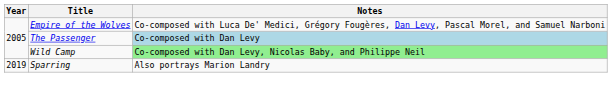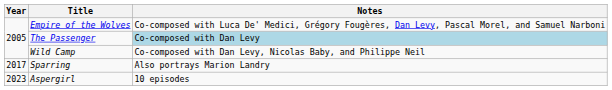(280, 52) lightgreen background -> (280, 52) no background
(16, 65) 2019 -> (16, 65) 2017
+ row: (53, 79)
